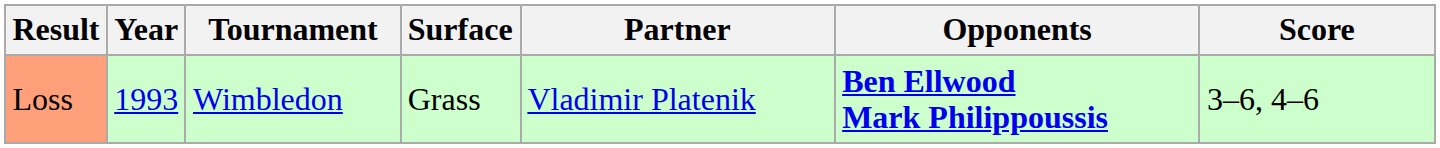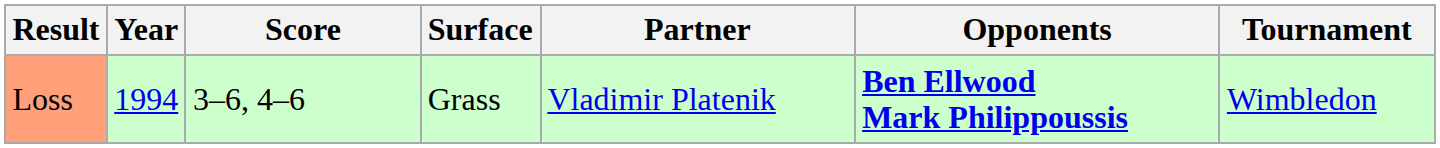columns swapped: (293, 29) <-> (1317, 29)
(146, 98) 1993 -> (146, 98) 1994
